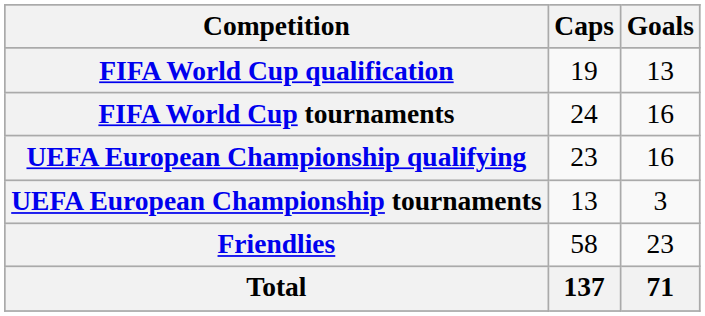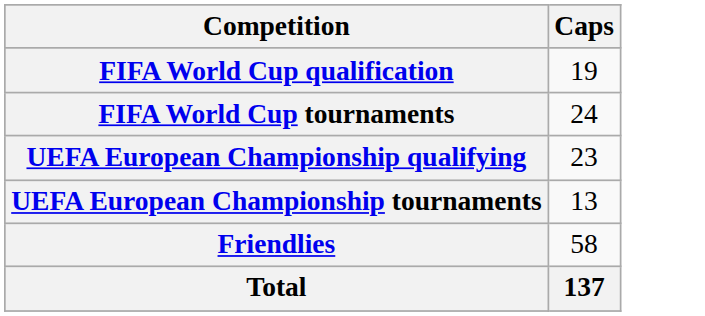- column: (660, 26)
